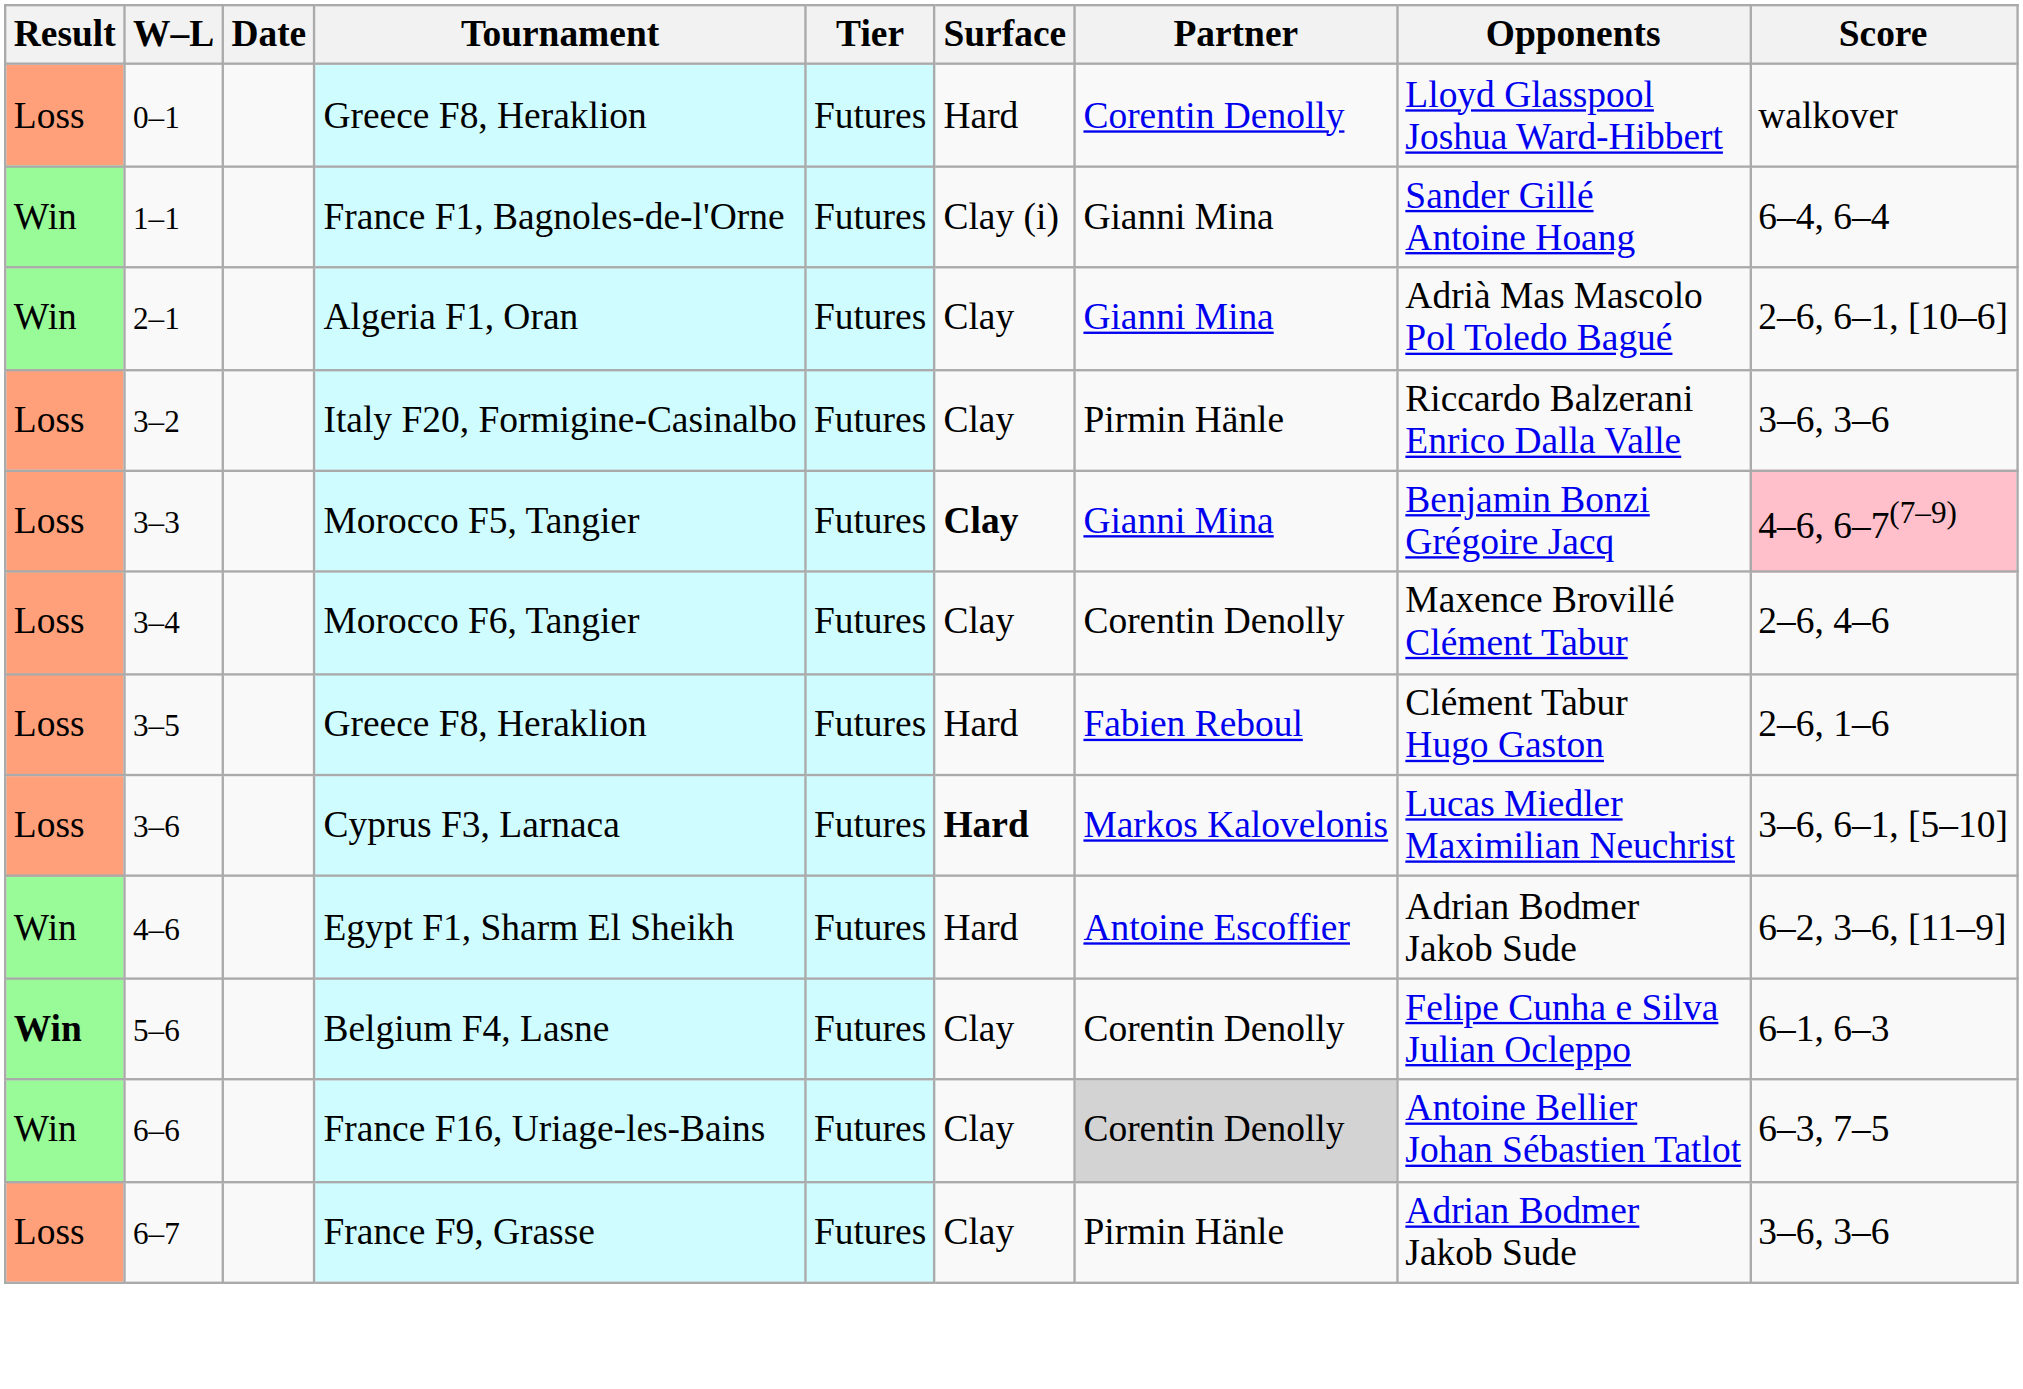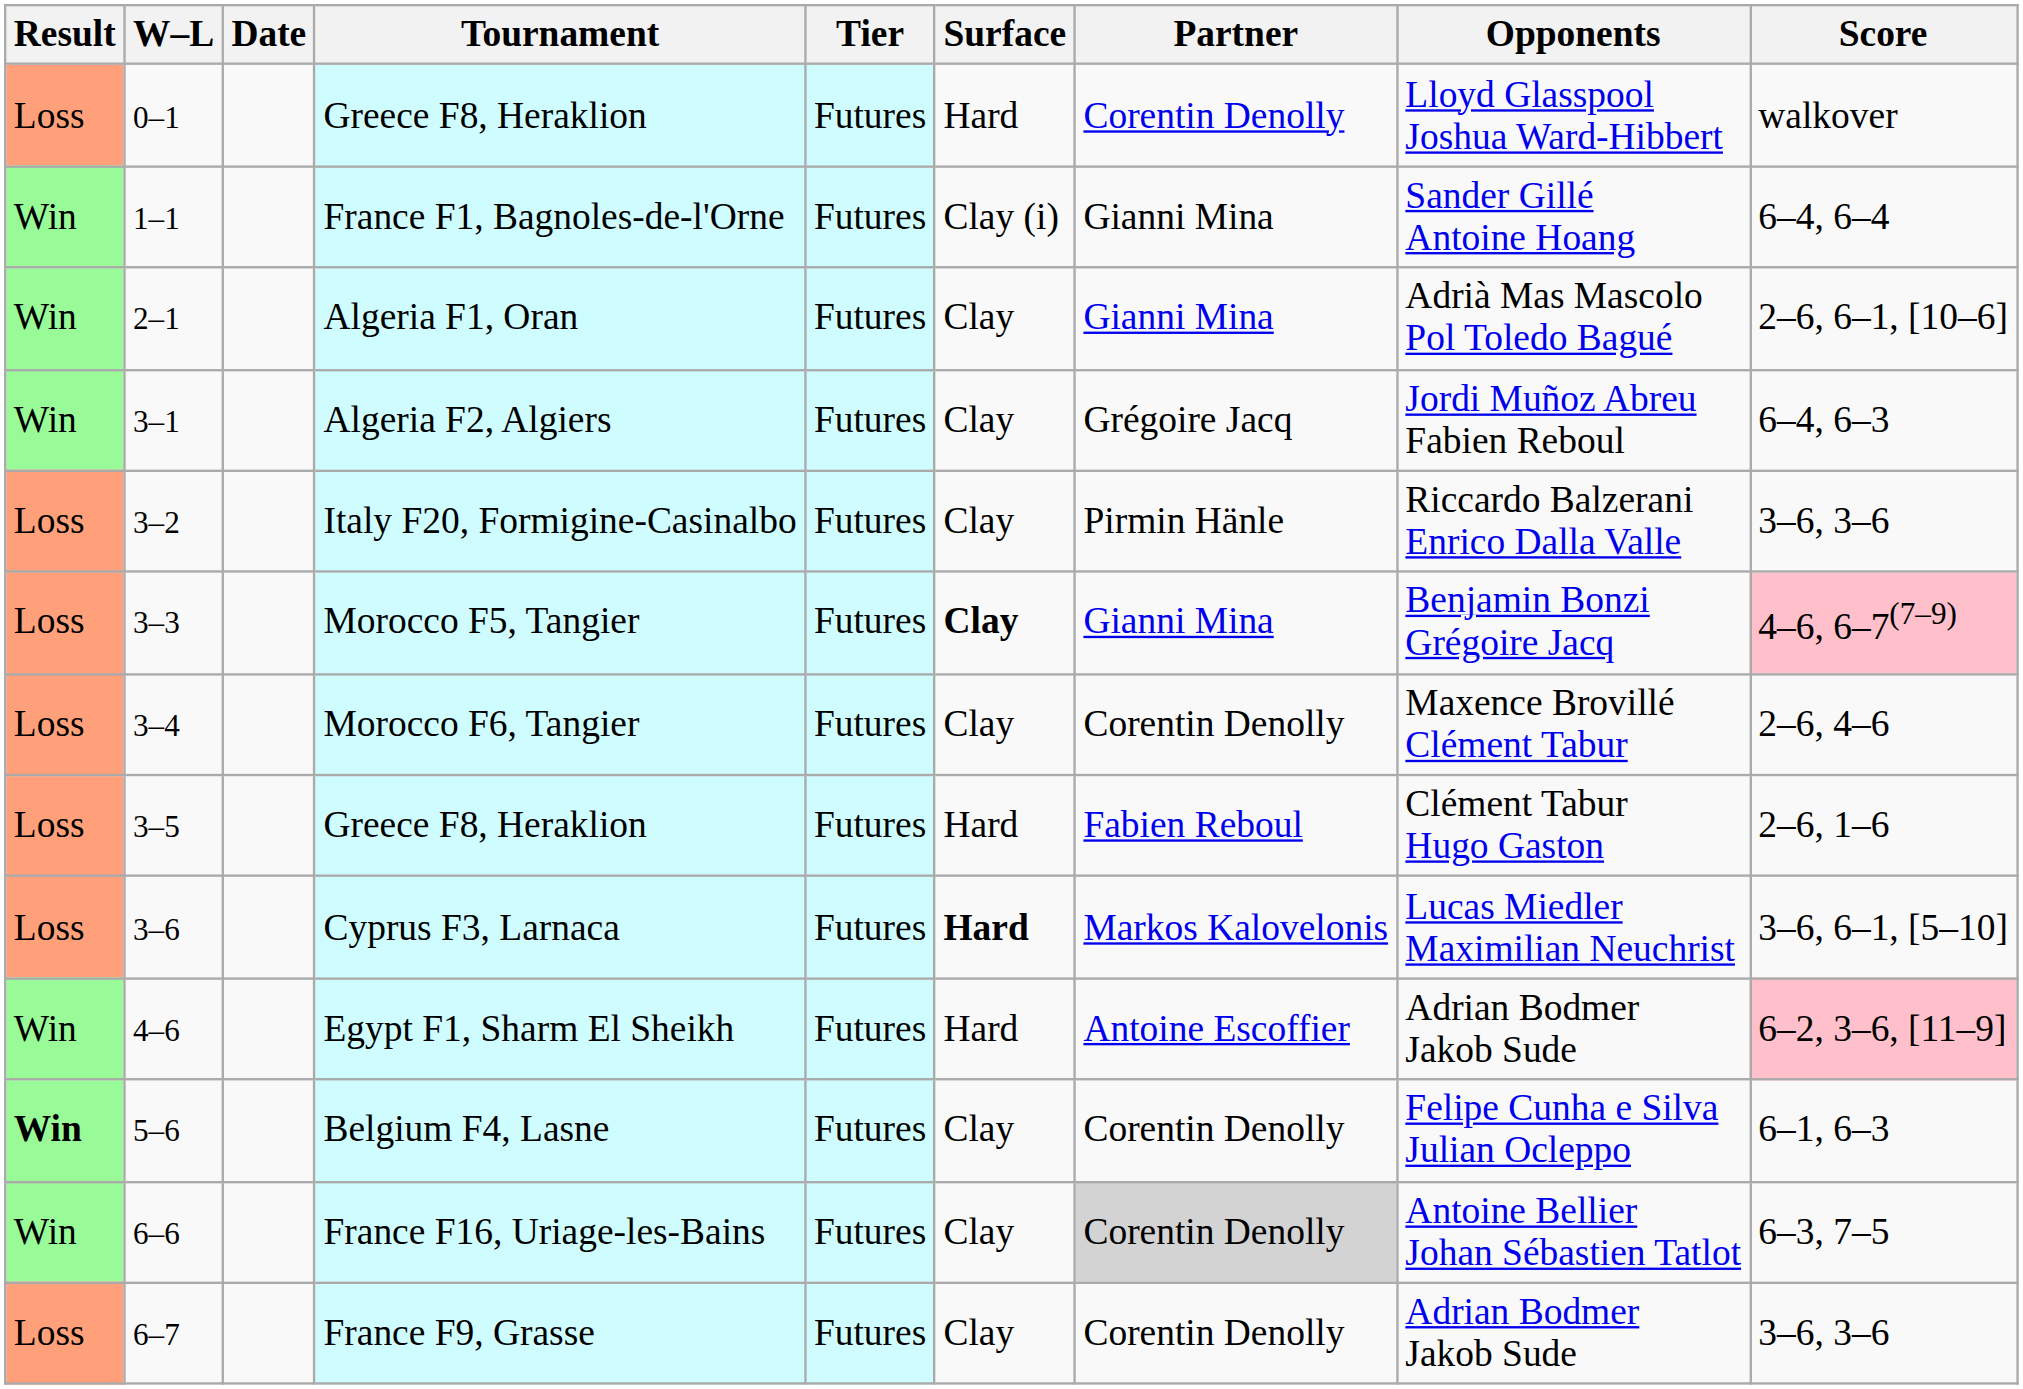+ row: (156, 421)
(1882, 926) no background -> (1882, 1028) pink background
(1184, 1231) Pirmin Hänle -> (1214, 1332) Corentin Denolly
